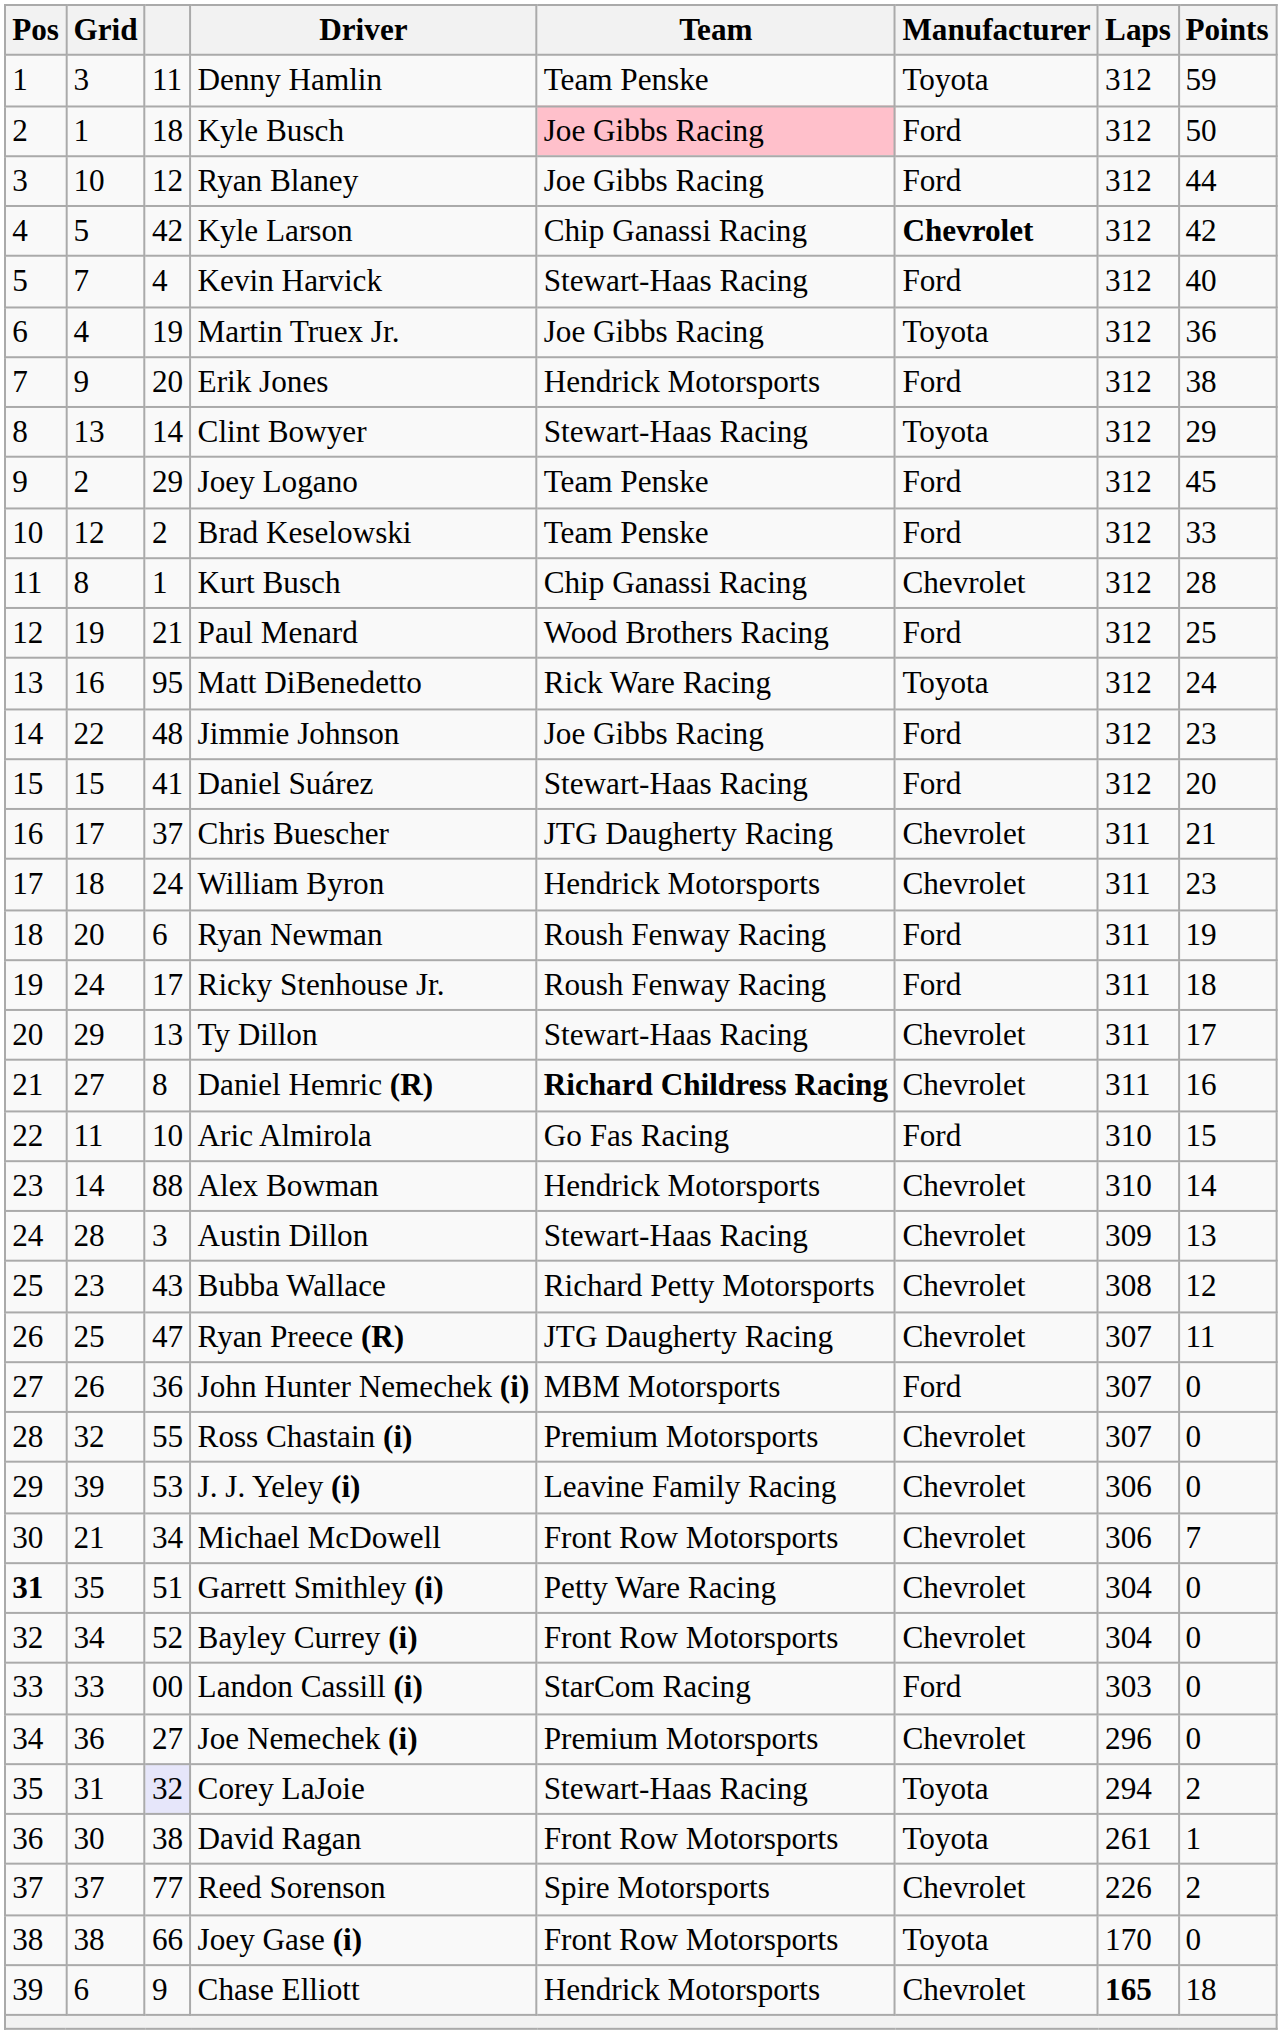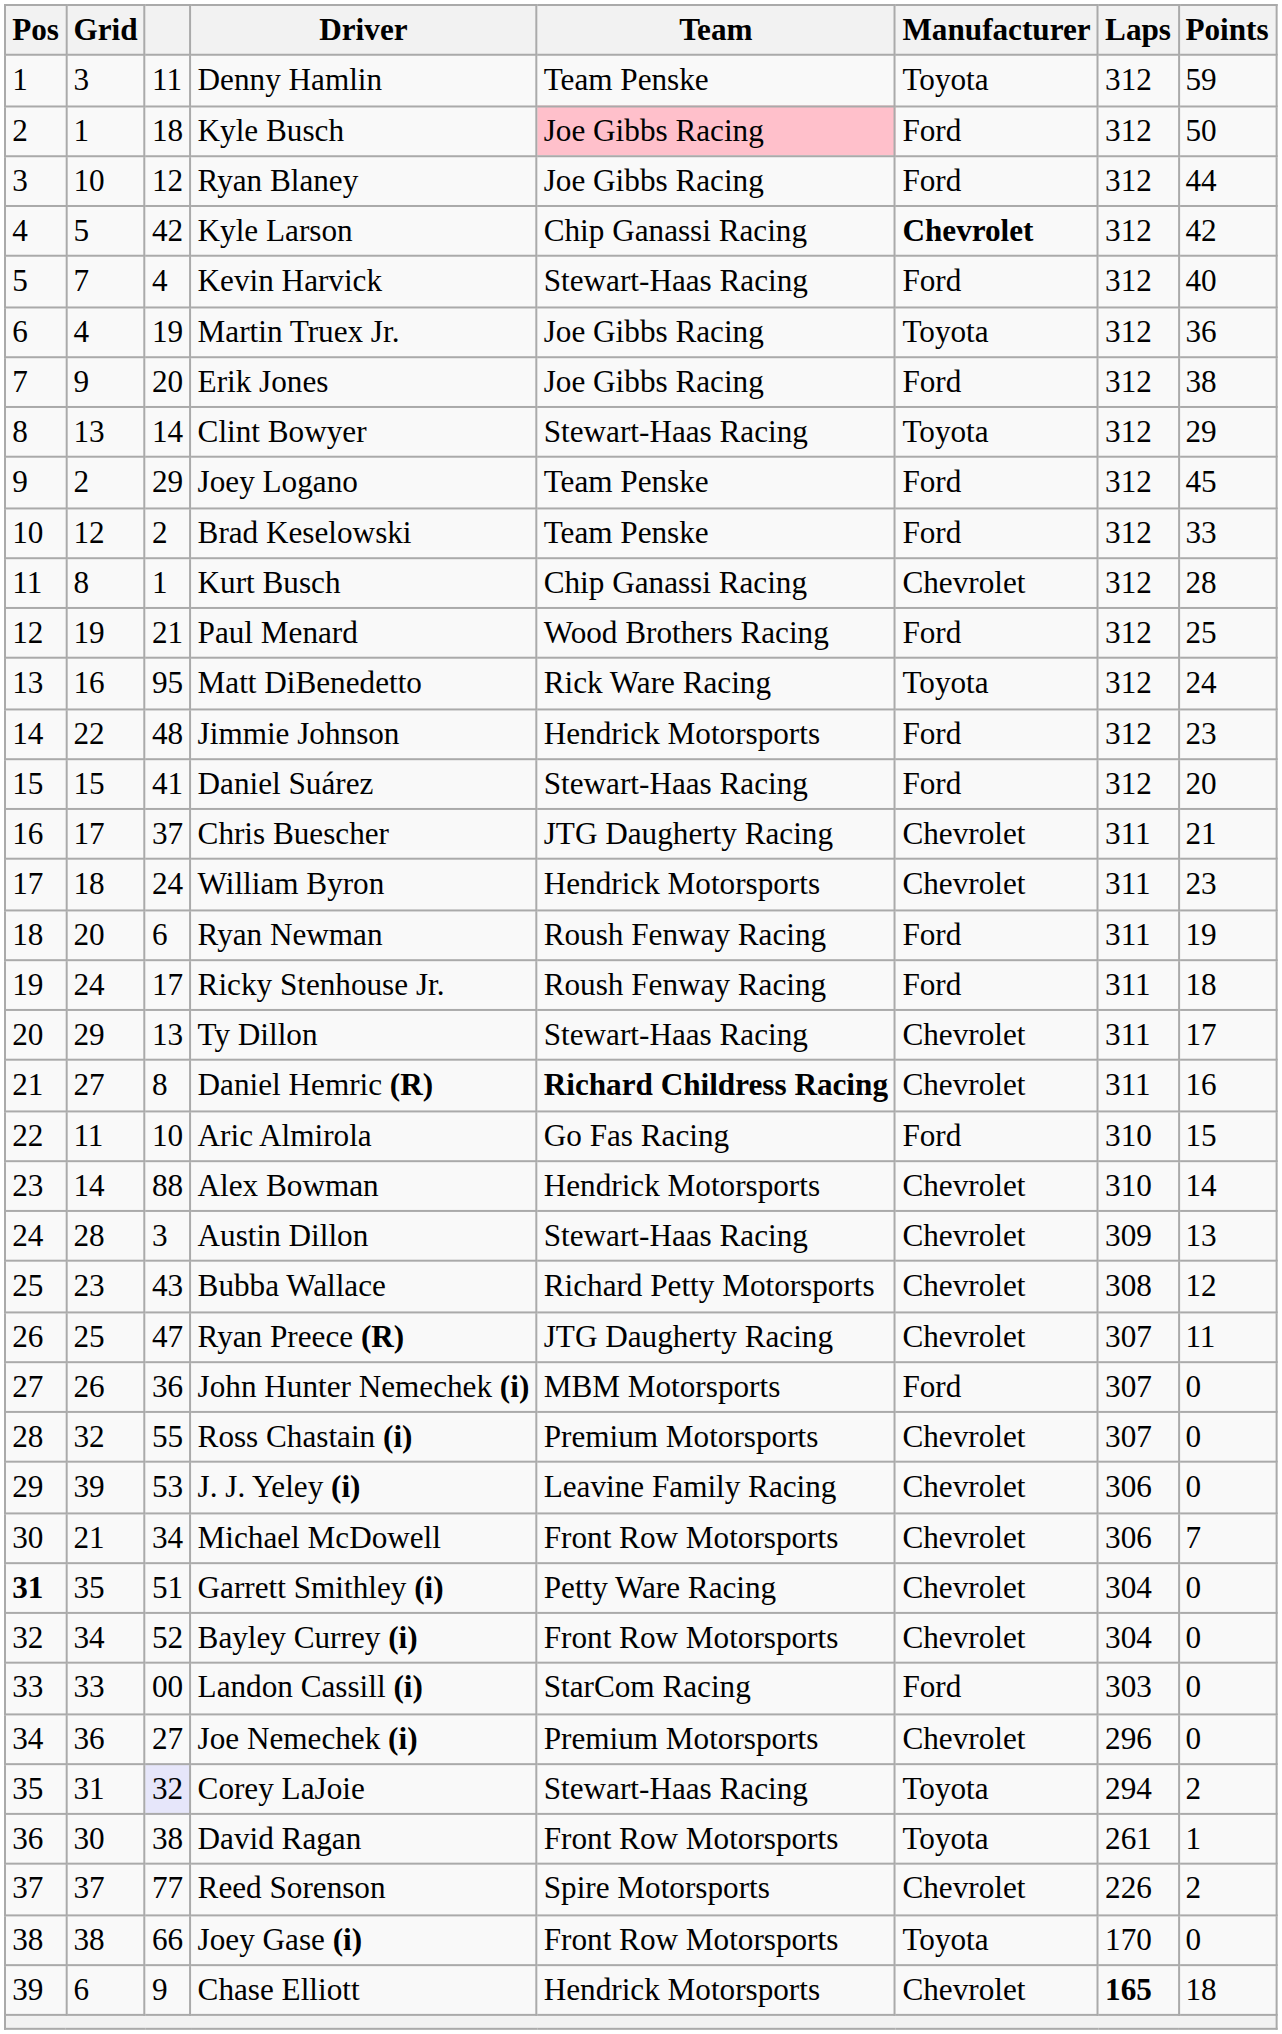(682, 381) Hendrick Motorsports -> (654, 381) Joe Gibbs Racing
(654, 732) Joe Gibbs Racing -> (682, 732) Hendrick Motorsports
